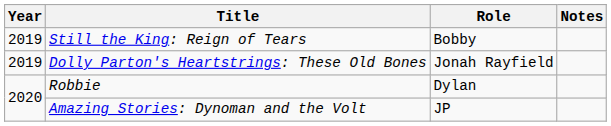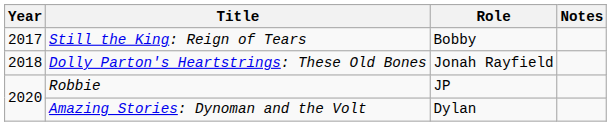(25, 40) 2019 -> (25, 40) 2017
(25, 63) 2019 -> (25, 63) 2018
(455, 86) Dylan -> (442, 86) JP
(442, 109) JP -> (455, 109) Dylan
